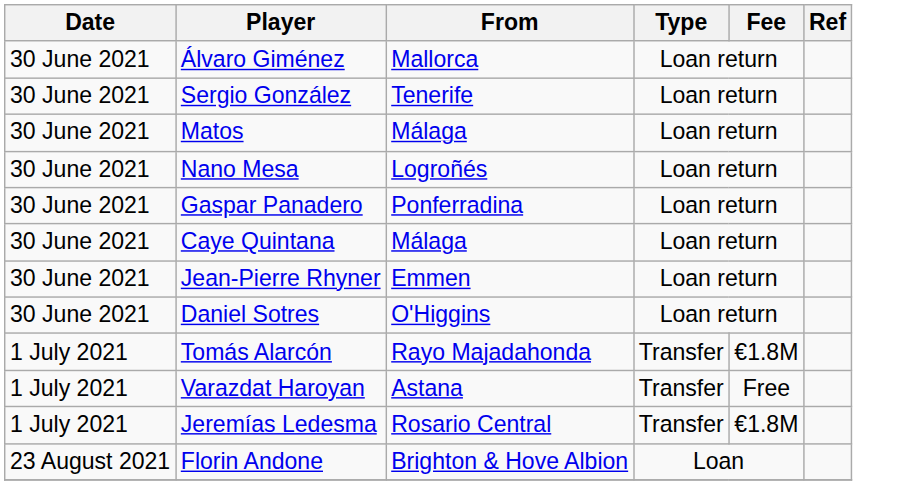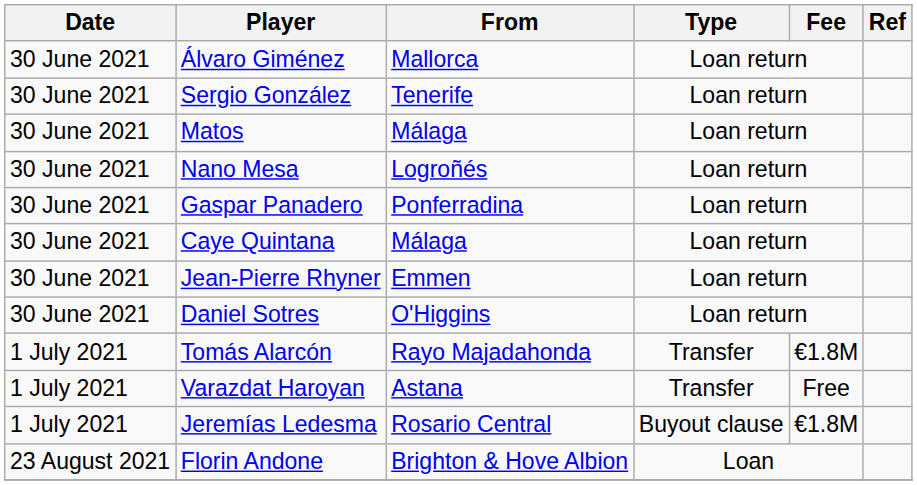(681, 424) Transfer -> (711, 424) Buyout clause
